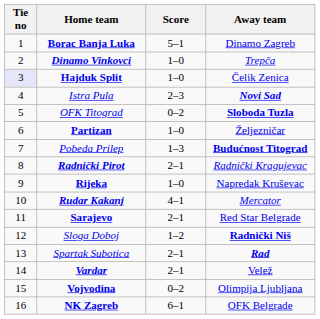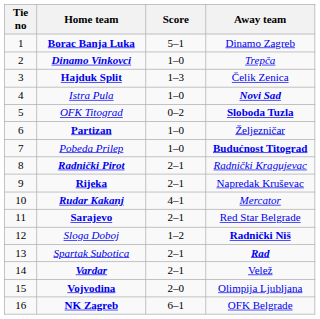(21, 78) lavender background -> (21, 78) no background
(176, 78) 1–0 -> (176, 78) 1–3
(176, 95) 2–3 -> (176, 95) 1–0
(176, 148) 1–3 -> (176, 148) 1–0
(176, 183) 1–0 -> (176, 183) 2–1
(176, 288) 0–2 -> (176, 288) 2–0
